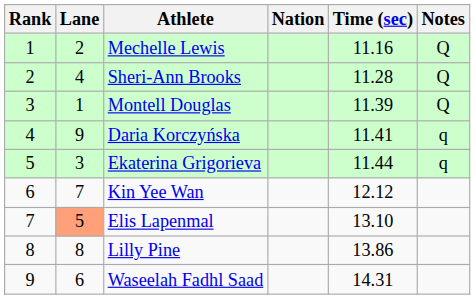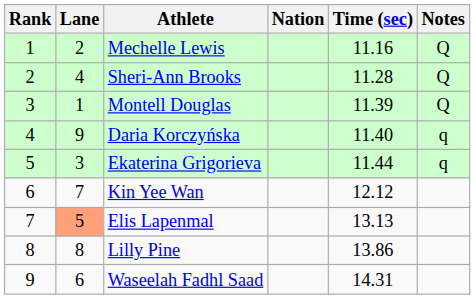(373, 134) 11.41 -> (373, 134) 11.40
(373, 221) 13.10 -> (373, 221) 13.13
